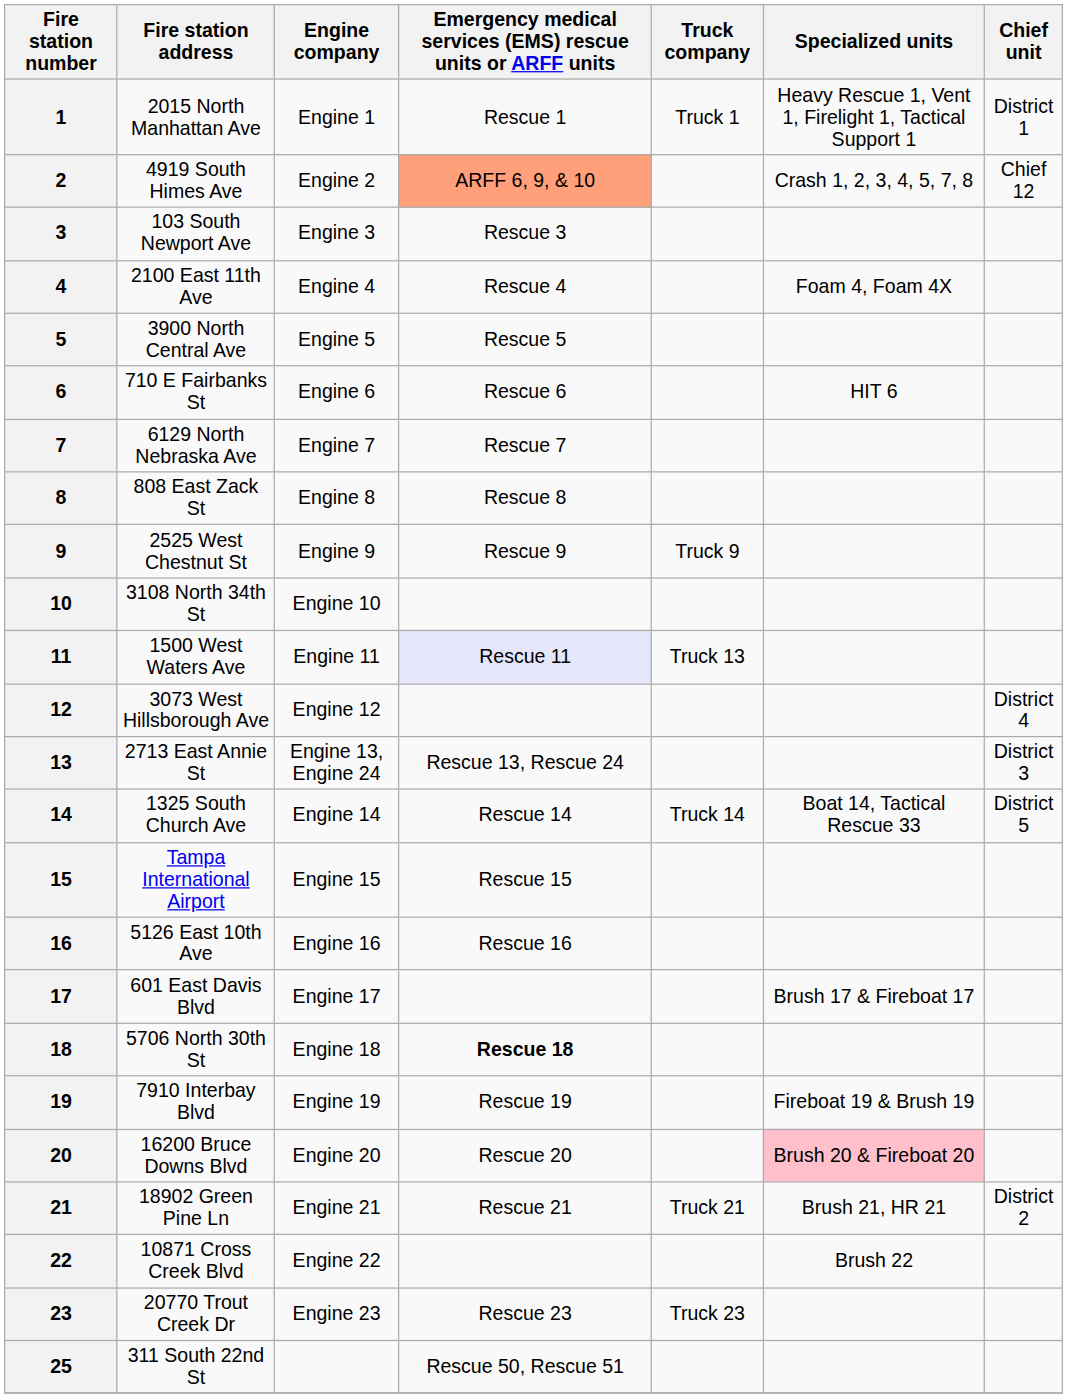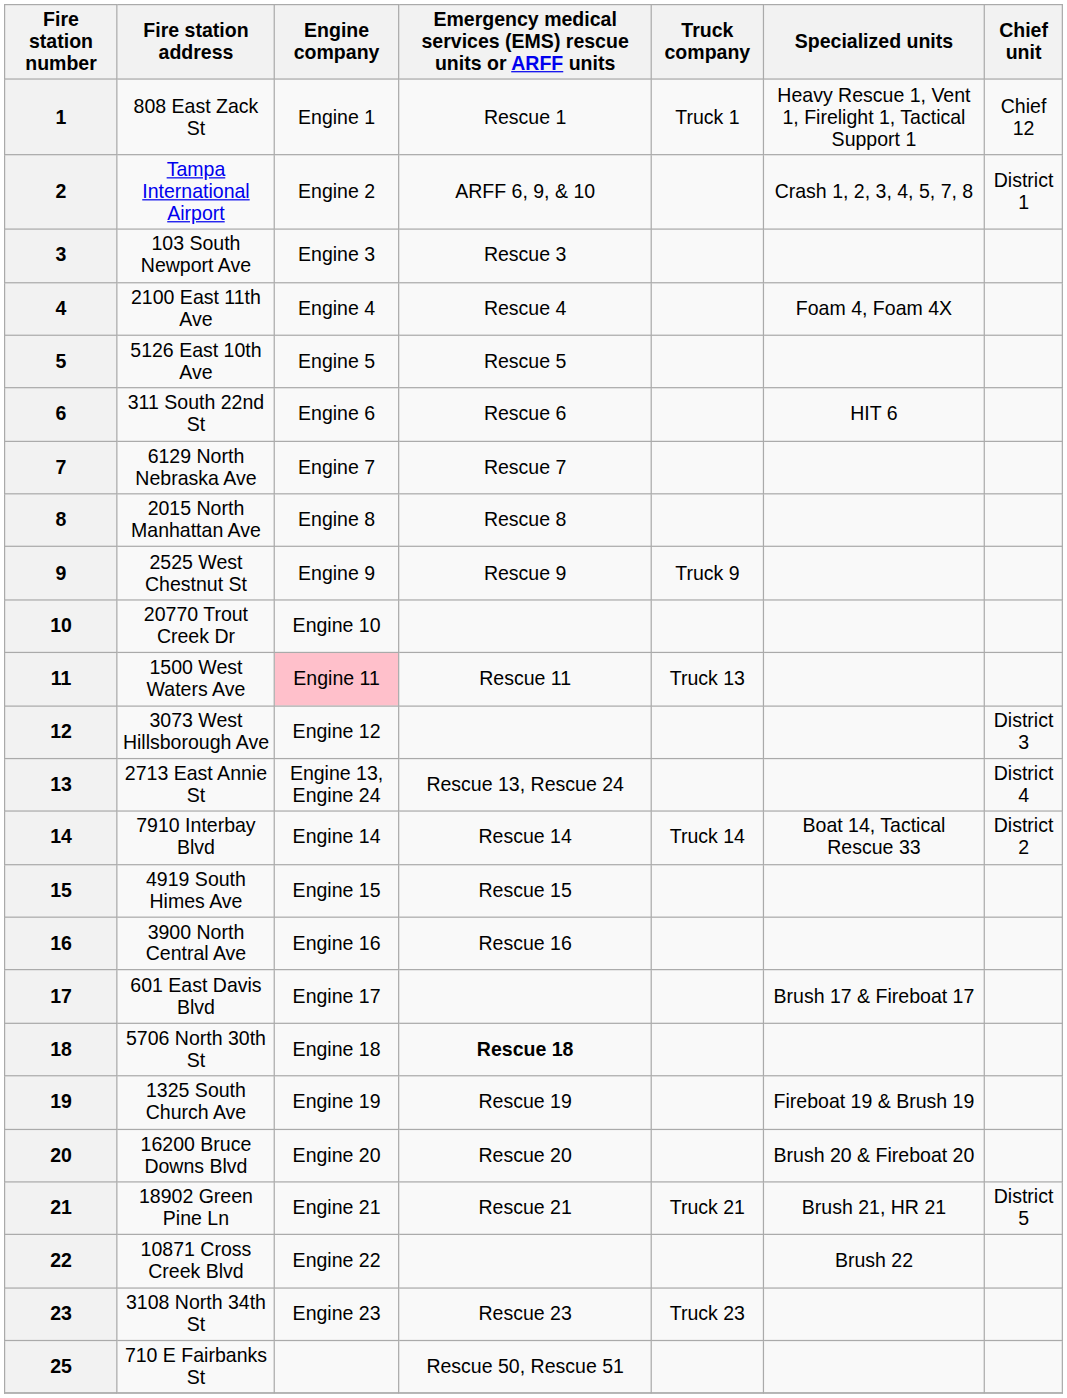(196, 116) 2015 North Manhattan Ave -> (196, 116) 808 East Zack St
(1024, 116) District 1 -> (1024, 116) Chief 12
(196, 180) 4919 South Himes Ave -> (196, 191) Tampa International Airport
(525, 180) lightsalmon background -> (525, 191) no background
(1024, 180) Chief 12 -> (1024, 191) District 1
(196, 339) 3900 North Central Ave -> (196, 361) 5126 East 10th Ave
(196, 392) 710 E Fairbanks St -> (196, 414) 311 South 22nd St
(196, 498) 808 East Zack St -> (196, 520) 2015 North Manhattan Ave
(196, 604) 3108 North 34th St -> (196, 626) 20770 Trout Creek Dr
(337, 656) no background -> (337, 678) pink background
(525, 656) lavender background -> (525, 678) no background
(1024, 709) District 4 -> (1024, 731) District 3
(1024, 762) District 3 -> (1024, 784) District 4
(196, 815) 1325 South Church Ave -> (196, 837) 7910 Interbay Blvd
(1024, 815) District 5 -> (1024, 837) District 2
(196, 879) Tampa International Airport -> (196, 890) 4919 South Himes Ave
(196, 943) 5126 East 10th Ave -> (196, 943) 3900 North Central Ave
(196, 1102) 7910 Interbay Blvd -> (196, 1102) 1325 South Church Ave
(874, 1155) pink background -> (874, 1155) no background
(1024, 1208) District 2 -> (1024, 1208) District 5
(196, 1313) 20770 Trout Creek Dr -> (196, 1313) 3108 North 34th St
(196, 1366) 311 South 22nd St -> (196, 1366) 710 E Fairbanks St
